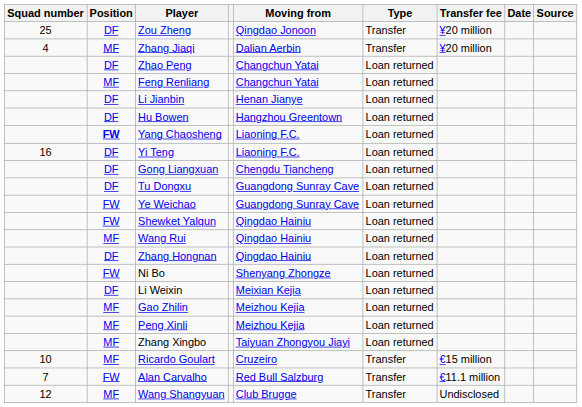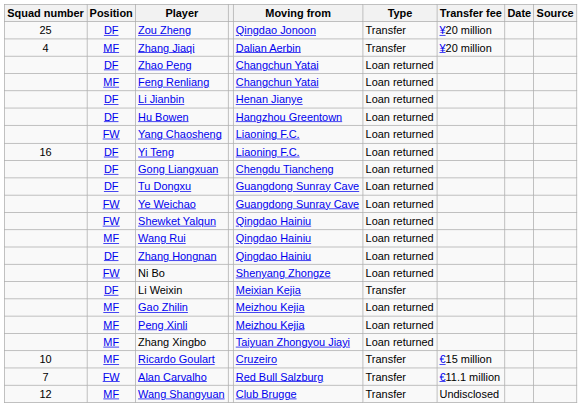(111, 134) bold -> (111, 134) normal
(400, 290) Loan returned -> (386, 290) Transfer
